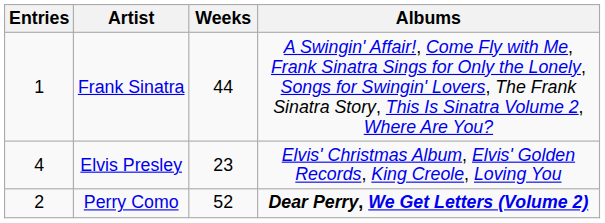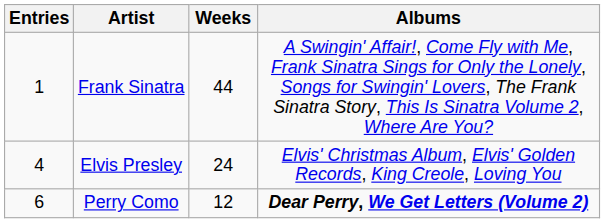(223, 164) 23 -> (223, 164) 24
(39, 202) 2 -> (39, 202) 6
(223, 202) 52 -> (223, 202) 12
